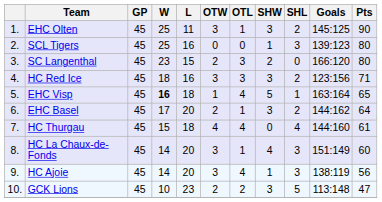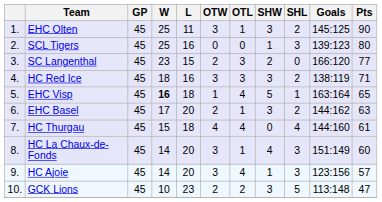(364, 62) 80 -> (364, 62) 77
(331, 78) 123:156 -> (331, 78) 138:119
(364, 111) 64 -> (364, 111) 63
(331, 172) 138:119 -> (331, 172) 123:156
(364, 172) 56 -> (364, 172) 57
